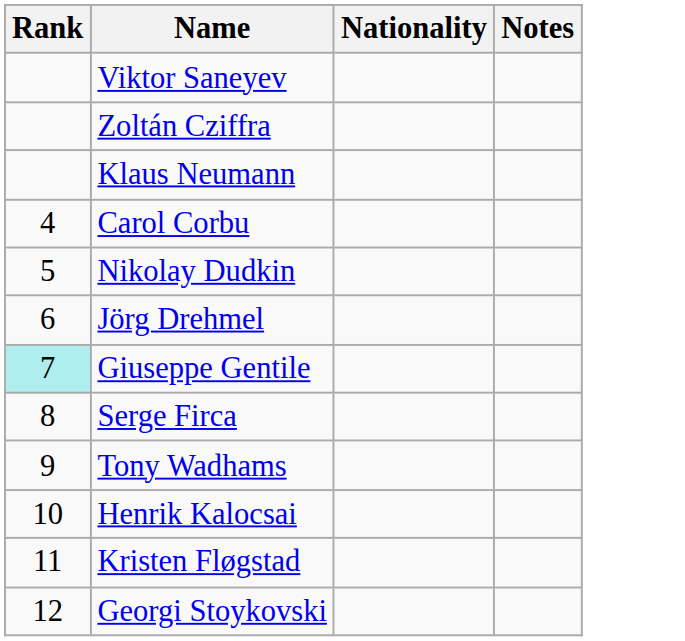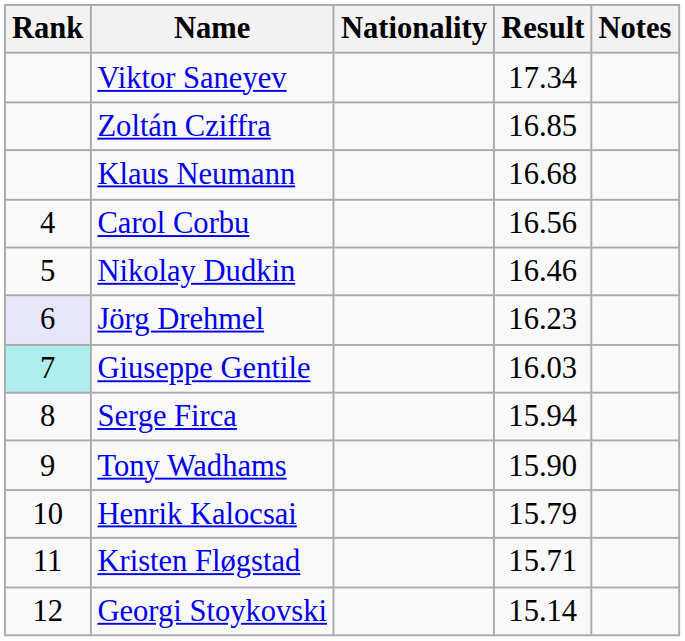+ column: (543, 28)
(48, 319) no background -> (48, 319) lavender background
